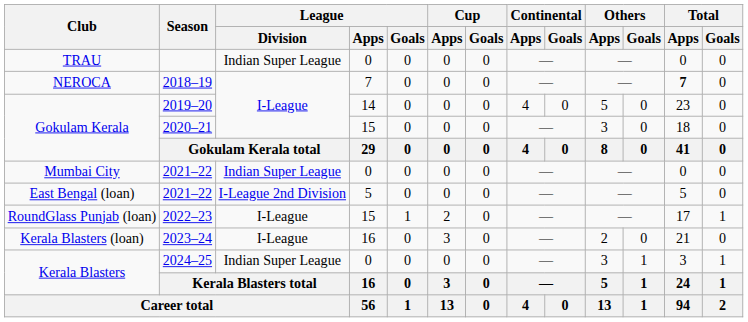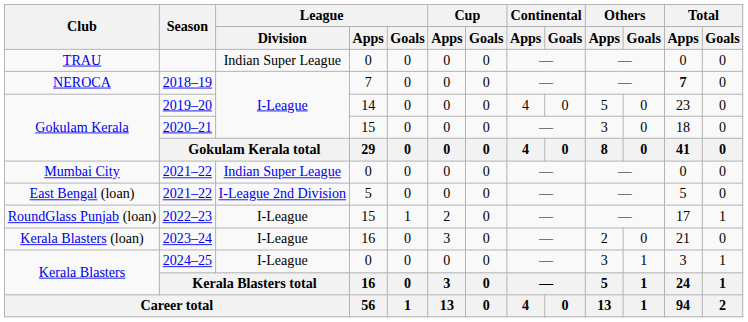(282, 261) Indian Super League -> (282, 261) I-League
